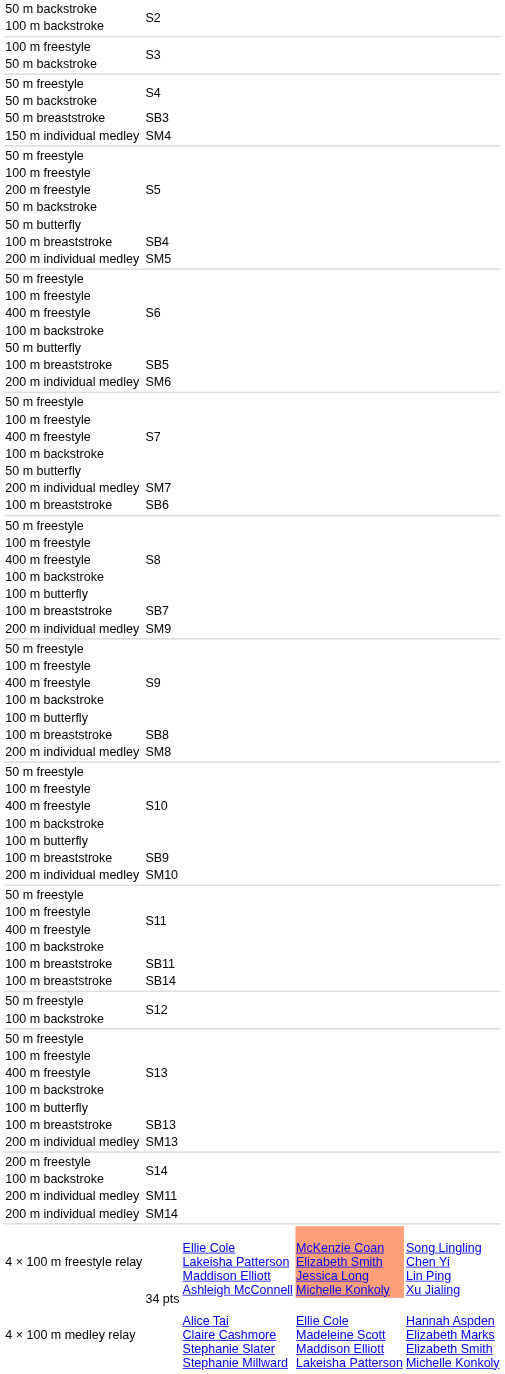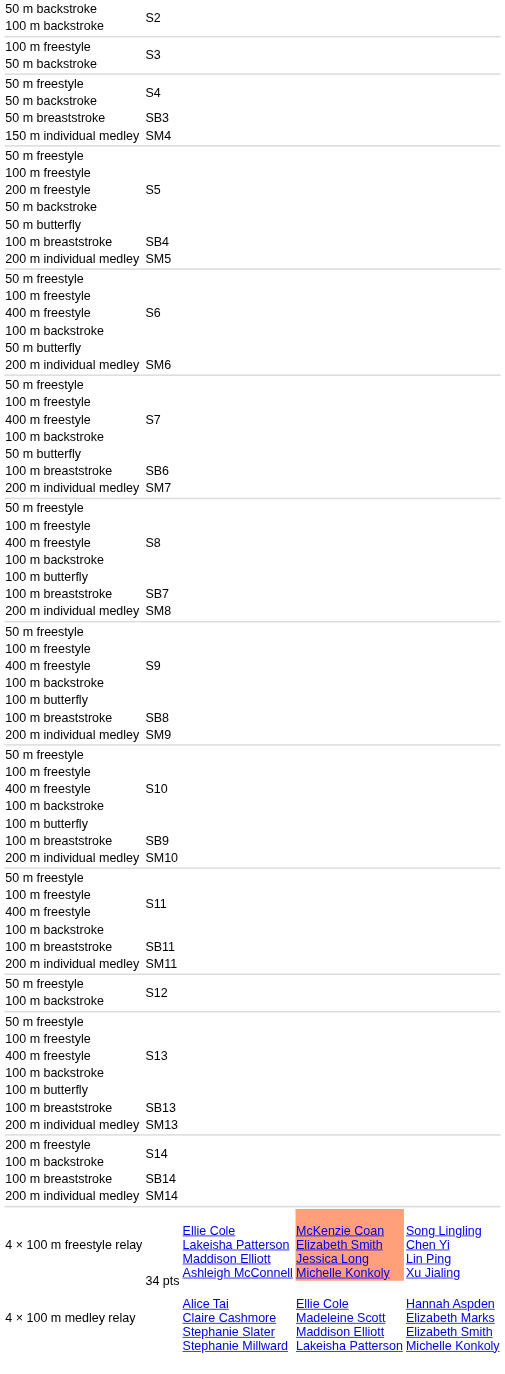- row: (59, 365)
rows swapped: (59, 505) <-> (72, 488)
rows swapped: (72, 752) <-> (72, 628)
rows swapped: (72, 1196) <-> (59, 981)
